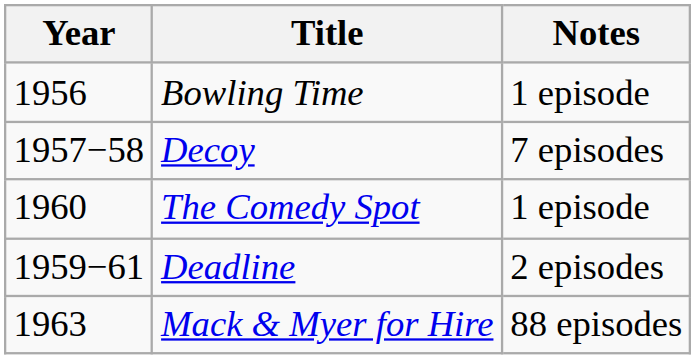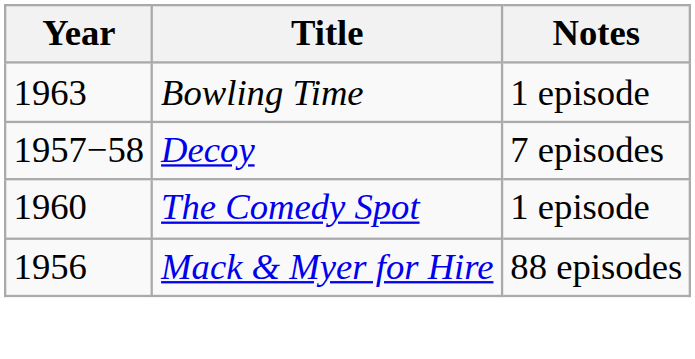(50, 91) 1956 -> (50, 91) 1963
- row: (228, 265)
(50, 324) 1963 -> (50, 265) 1956
